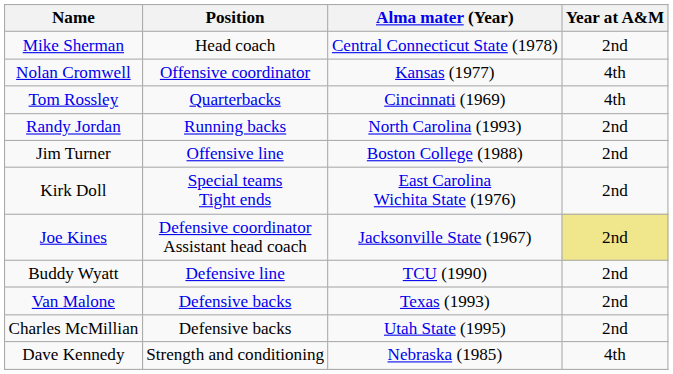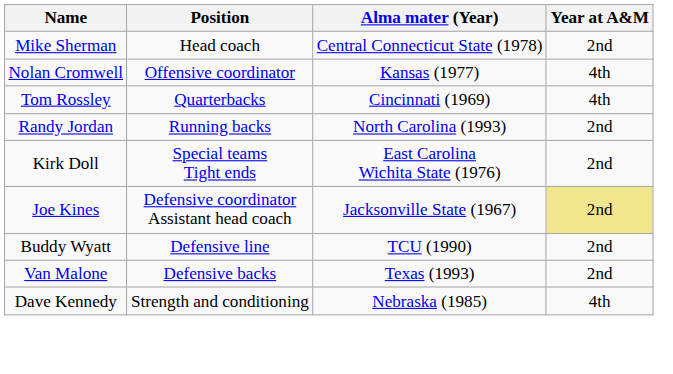- row: (73, 153)
- row: (73, 328)
